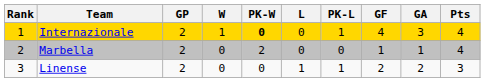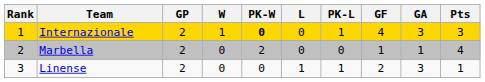(460, 32) 4 -> (460, 32) 3
(421, 68) 2 -> (421, 68) 3
(460, 68) 3 -> (460, 68) 1
